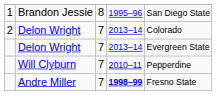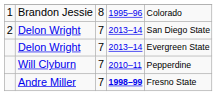(178, 13) San Diego State -> (164, 13) Colorado
(164, 30) Colorado -> (178, 30) San Diego State
